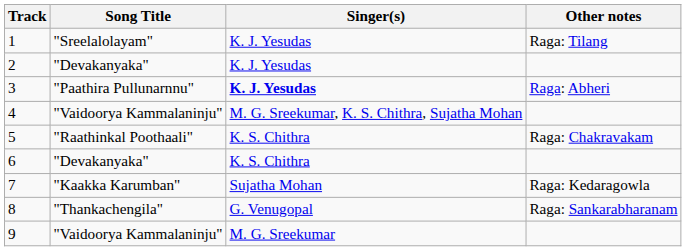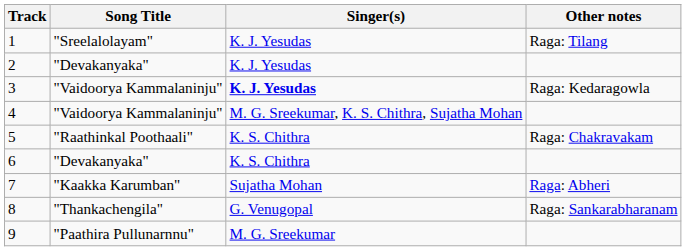(124, 88) "Paathira Pullunarnnu" -> (138, 88) "Vaidoorya Kammalaninju"
(570, 88) Raga: Abheri -> (590, 88) Raga: Kedaragowla
(590, 185) Raga: Kedaragowla -> (570, 185) Raga: Abheri
(138, 233) "Vaidoorya Kammalaninju" -> (124, 233) "Paathira Pullunarnnu"
